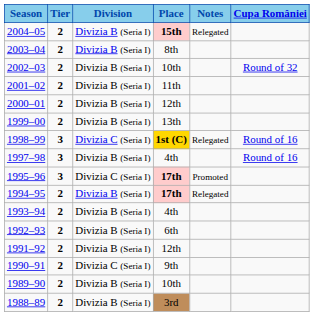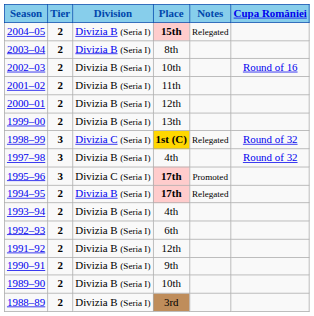(270, 68) Round of 32 -> (270, 68) Round of 16
(270, 140) Round of 16 -> (270, 140) Round of 32
(270, 158) Round of 16 -> (270, 158) Round of 32
(113, 266) Divizia C (Seria I) -> (113, 266) Divizia B (Seria I)
